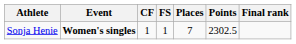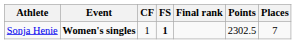columns swapped: (190, 13) <-> (265, 13)
(165, 30) normal -> (165, 30) bold
